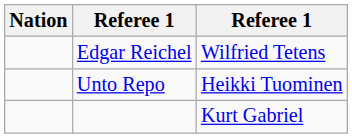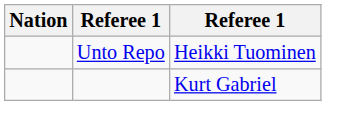- row: (134, 52)
